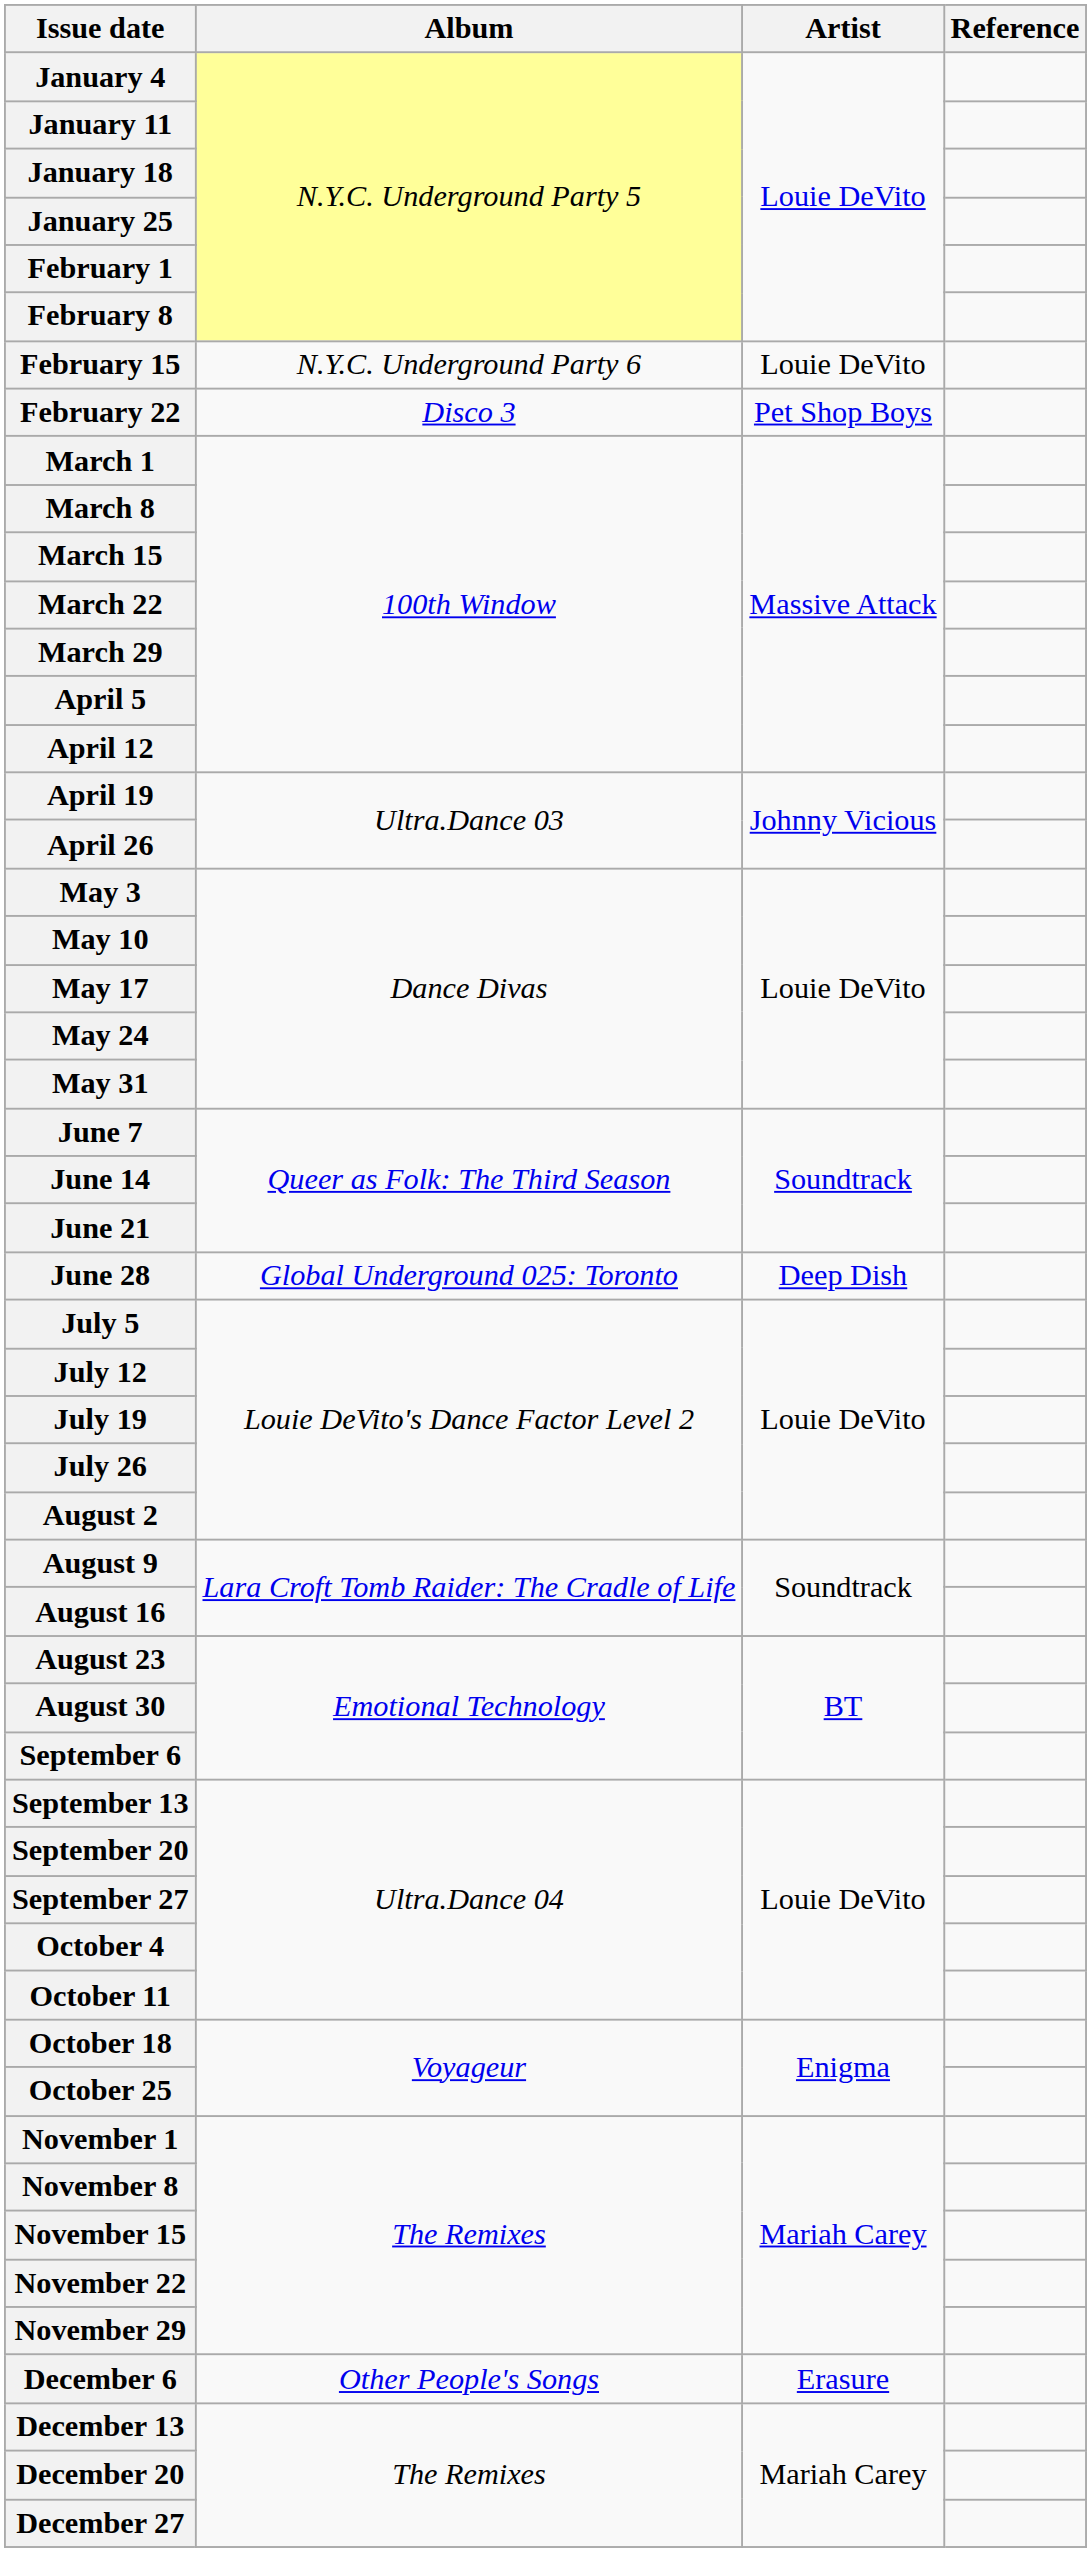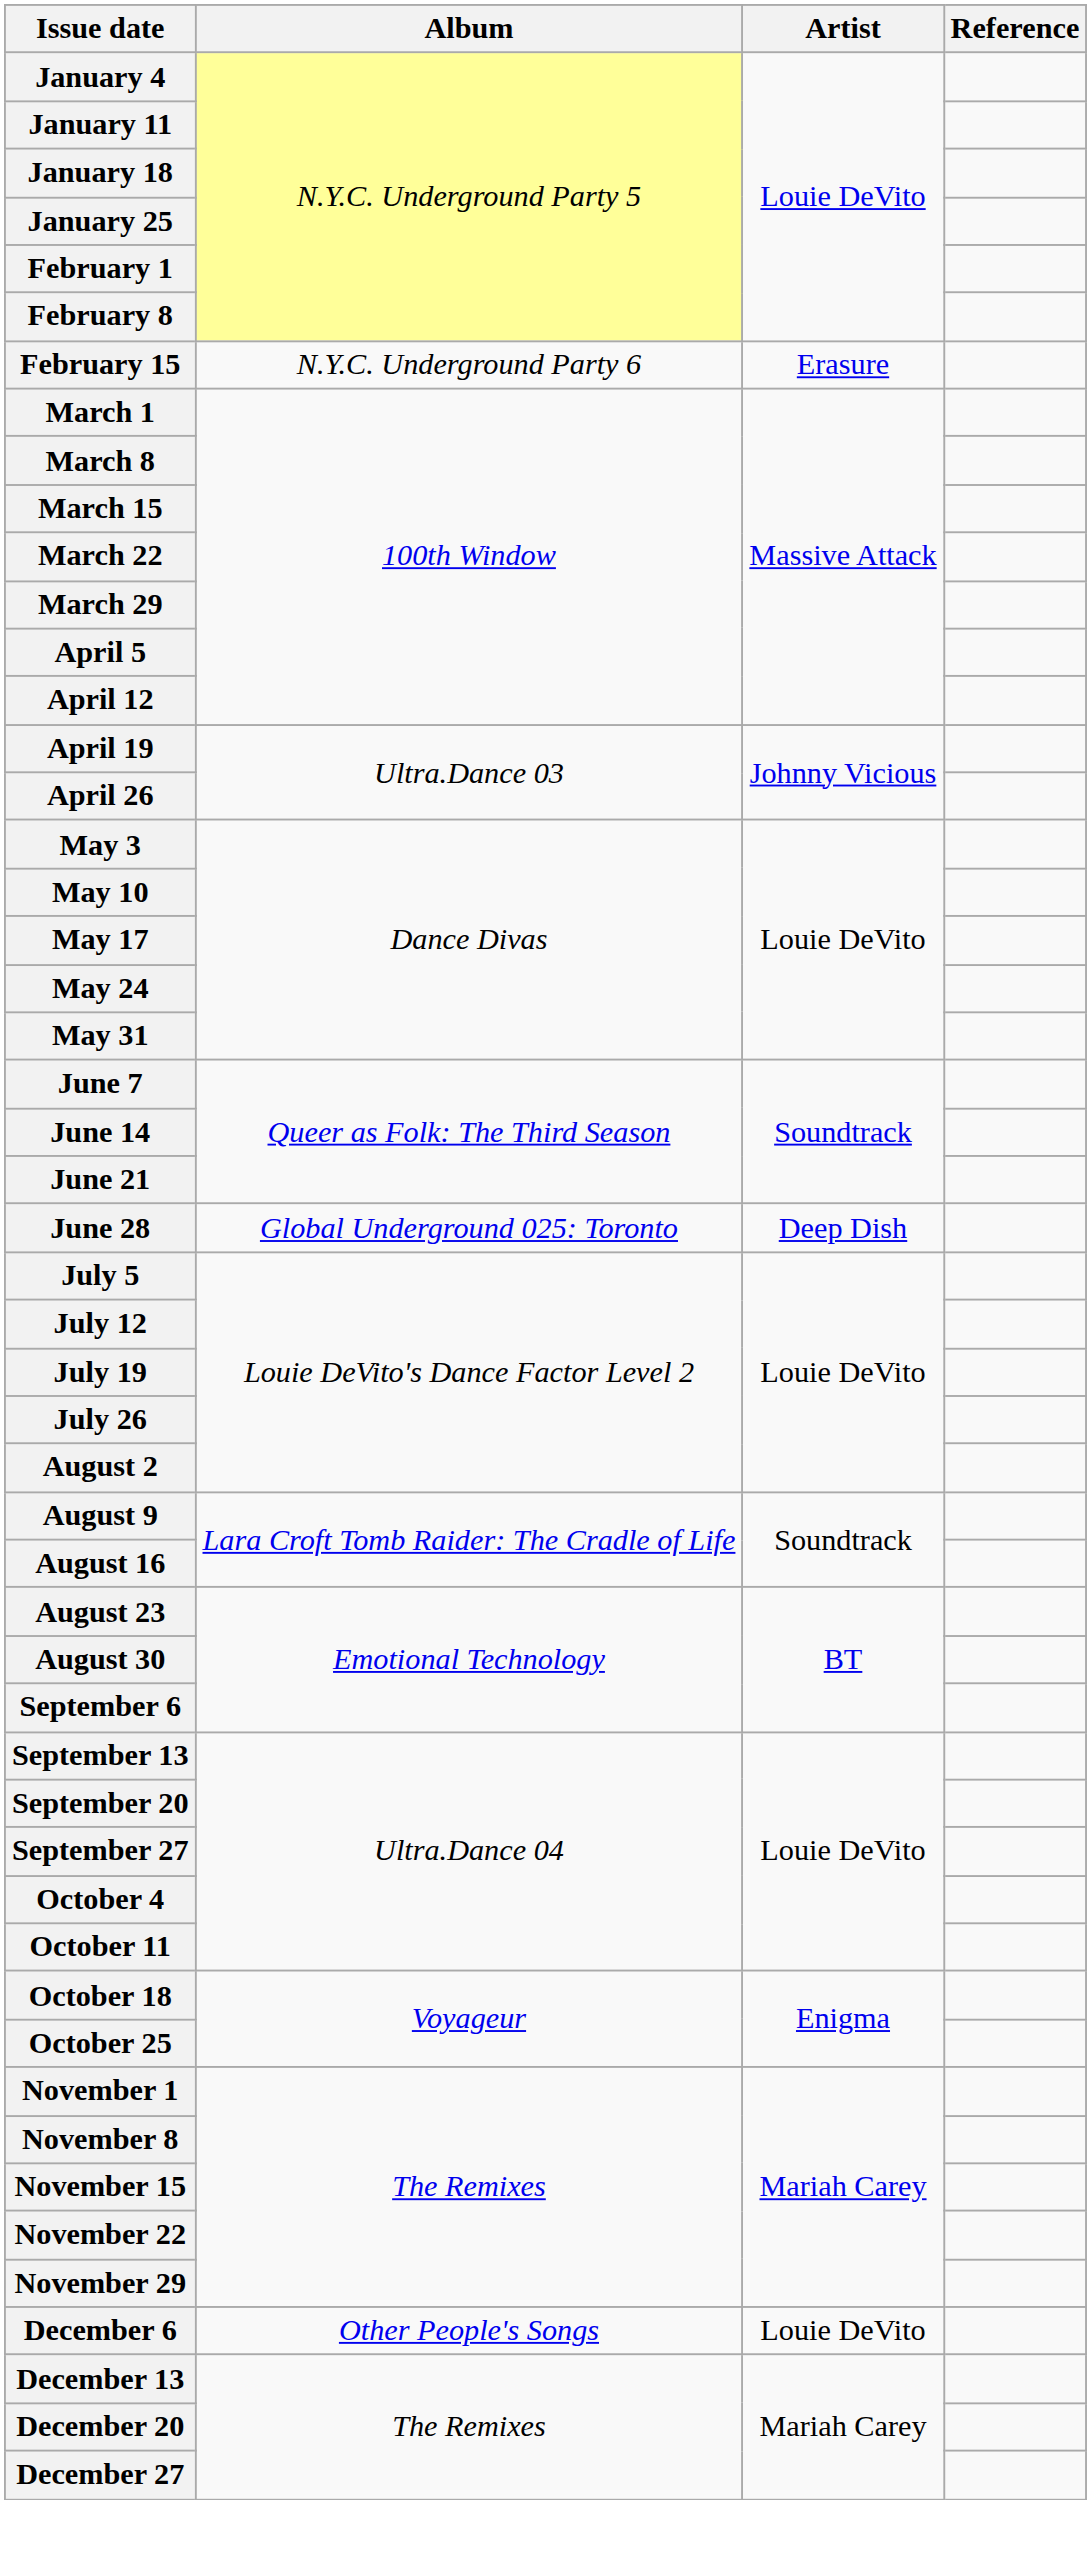(843, 364) Louie DeVito -> (843, 364) Erasure
- row: (100, 412)
(843, 2378) Erasure -> (843, 2330) Louie DeVito
